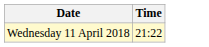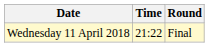+ column: (185, 13)
